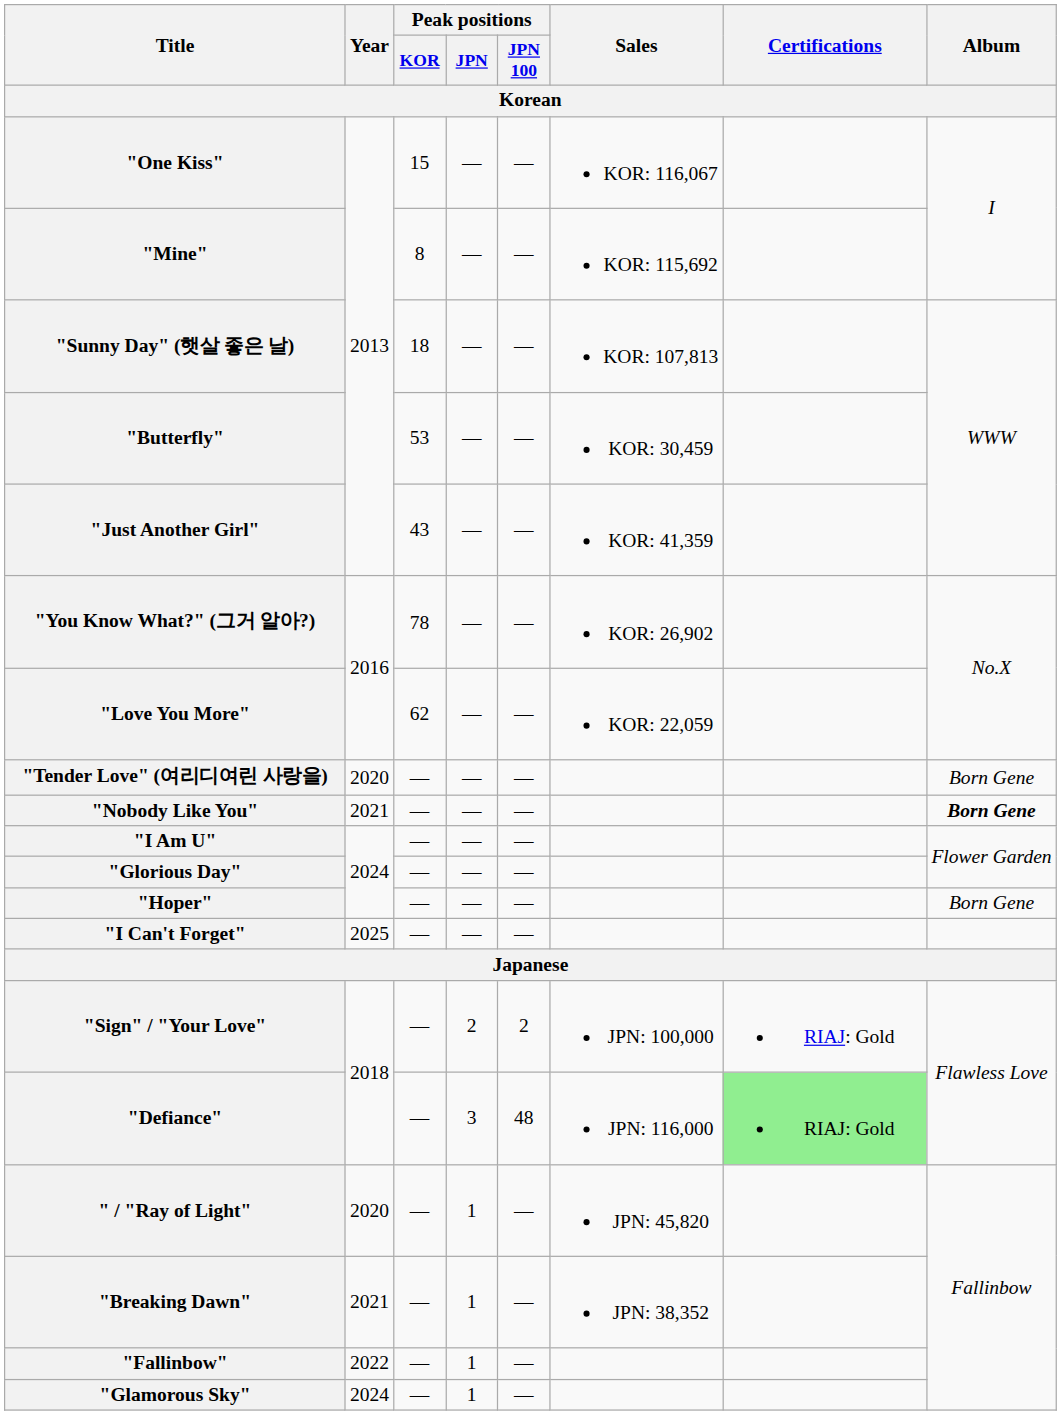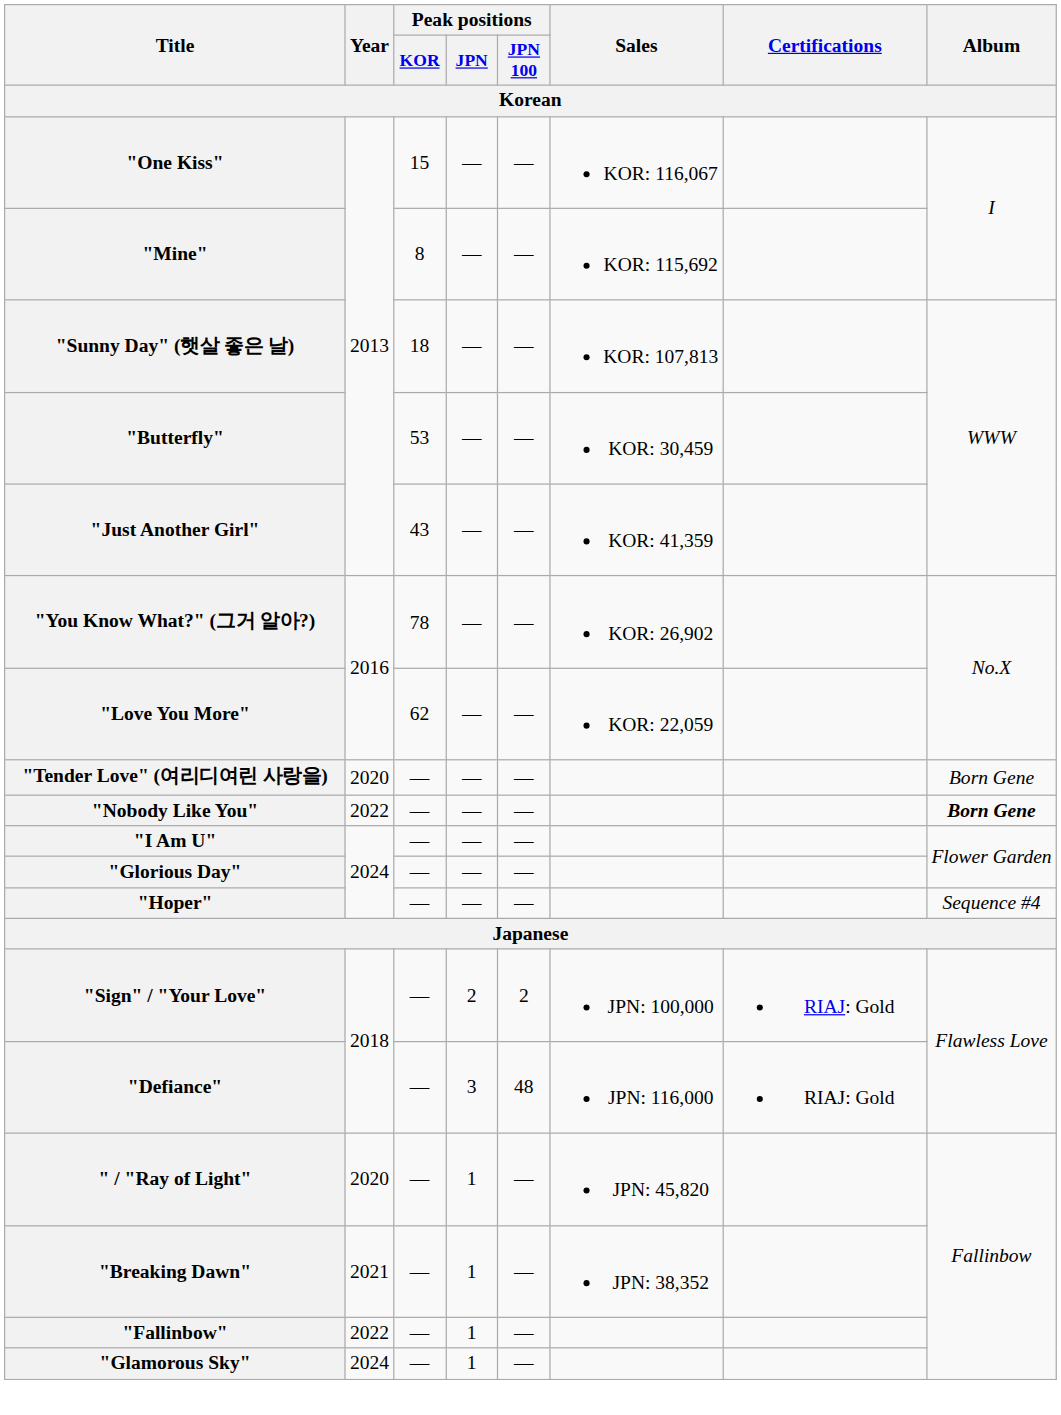(369, 809) 2021 -> (369, 809) 2022
(992, 902) Born Gene -> (991, 902) Sequence #4
- row: (175, 933)
(825, 1129) lightgreen background -> (825, 1098) no background
